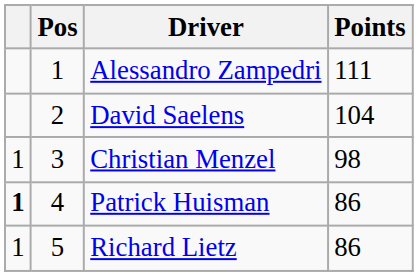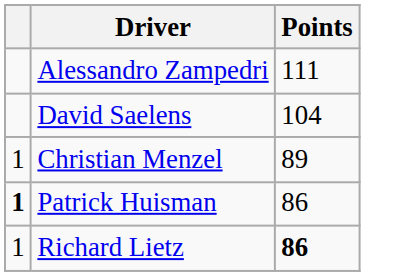- column: (57, 26)
(348, 158) 98 -> (295, 158) 89
(348, 247) normal -> (295, 247) bold
